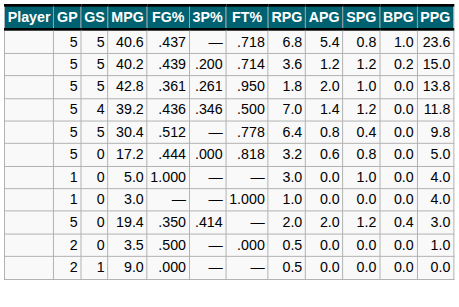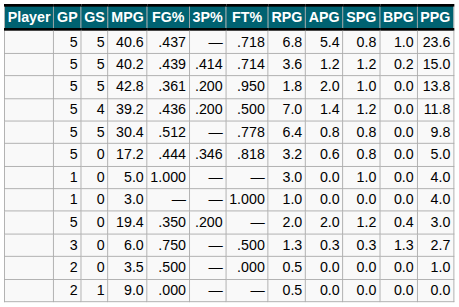(209, 64) .200 -> (209, 64) .414
(209, 87) .261 -> (209, 87) .200
(209, 109) .346 -> (209, 109) .200
(366, 132) 0.4 -> (366, 132) 0.8
(209, 154) .000 -> (209, 154) .346
(209, 222) .414 -> (209, 222) .200
+ row: (134, 245)
